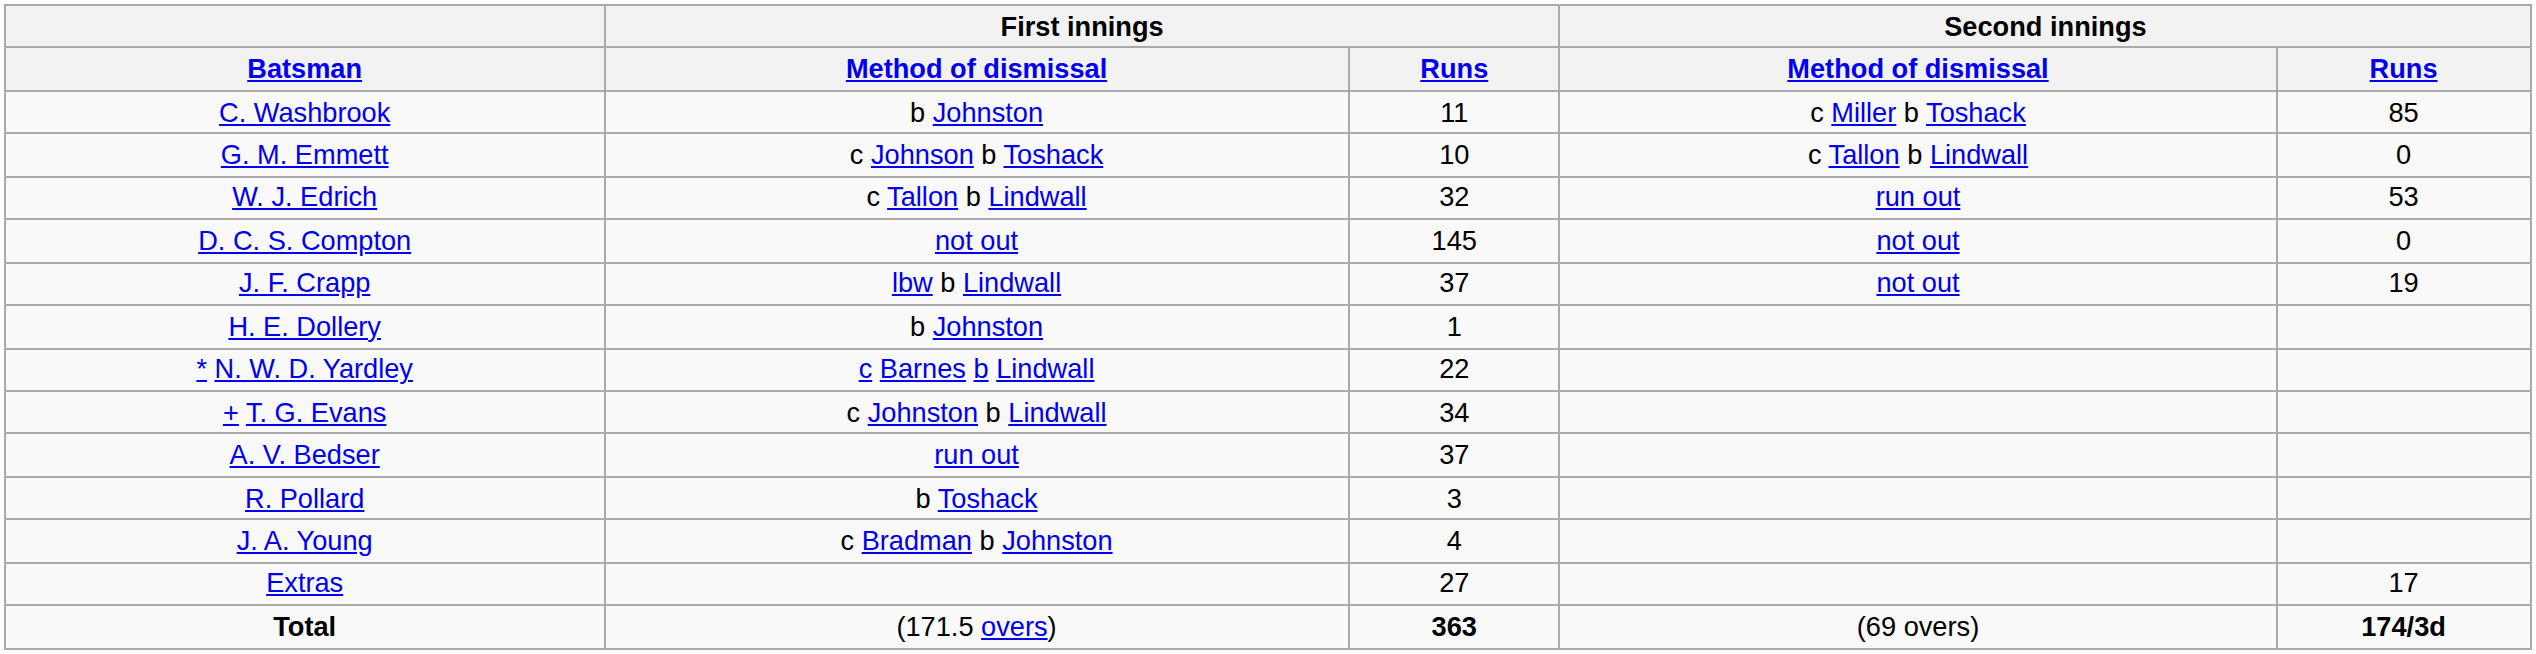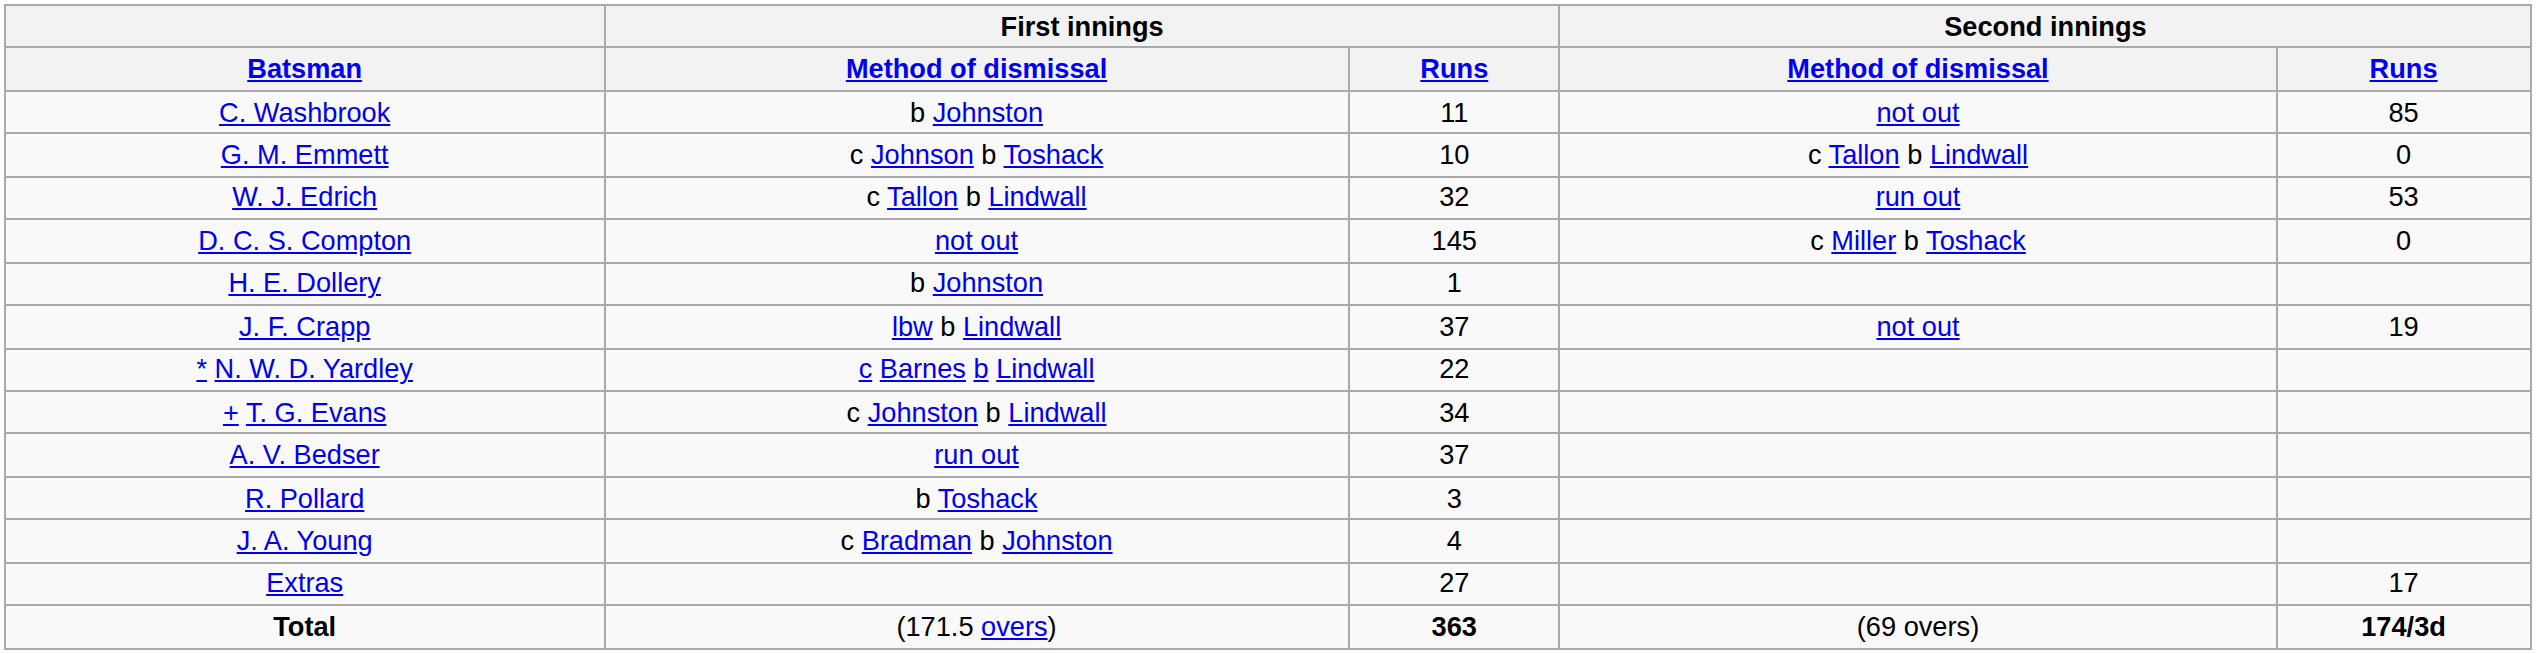(1918, 112) c Miller b Toshack -> (1918, 112) not out
(1918, 240) not out -> (1918, 240) c Miller b Toshack
rows swapped: (305, 283) <-> (305, 326)
